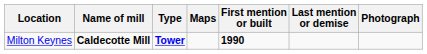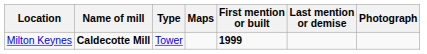(170, 40) bold -> (169, 40) normal
(233, 40) 1990 -> (231, 40) 1999
